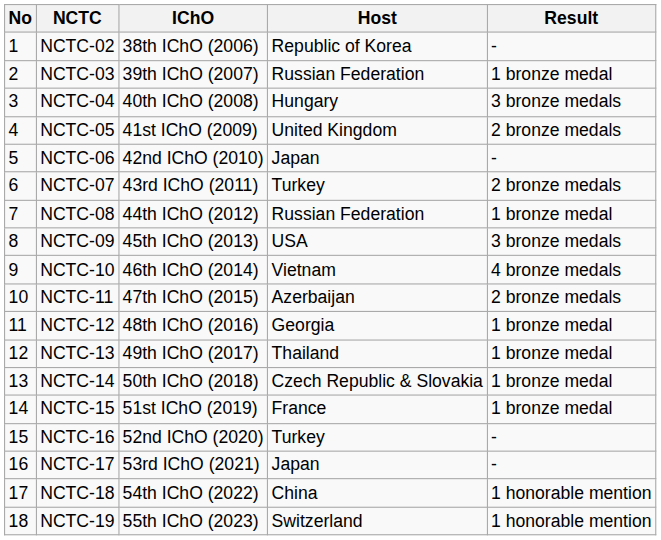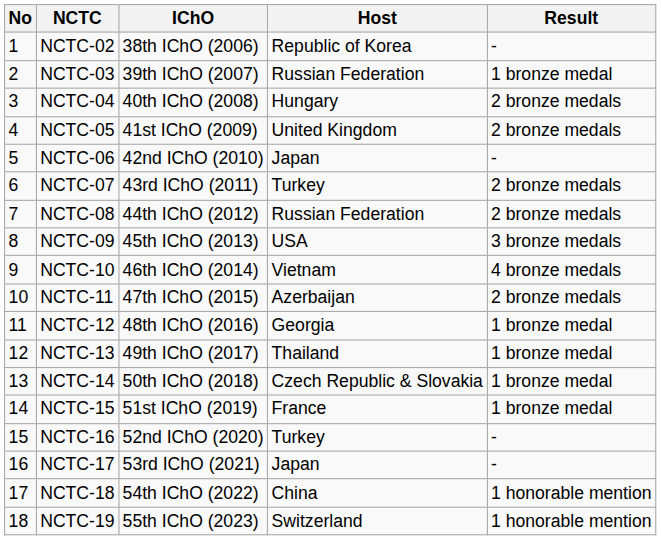(556, 102) 3 bronze medals -> (556, 102) 2 bronze medals
(552, 213) 1 bronze medal -> (556, 213) 2 bronze medals
